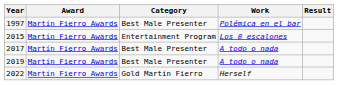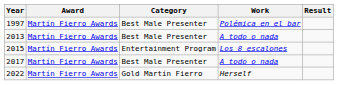+ row: (15, 35)
- row: (15, 61)
